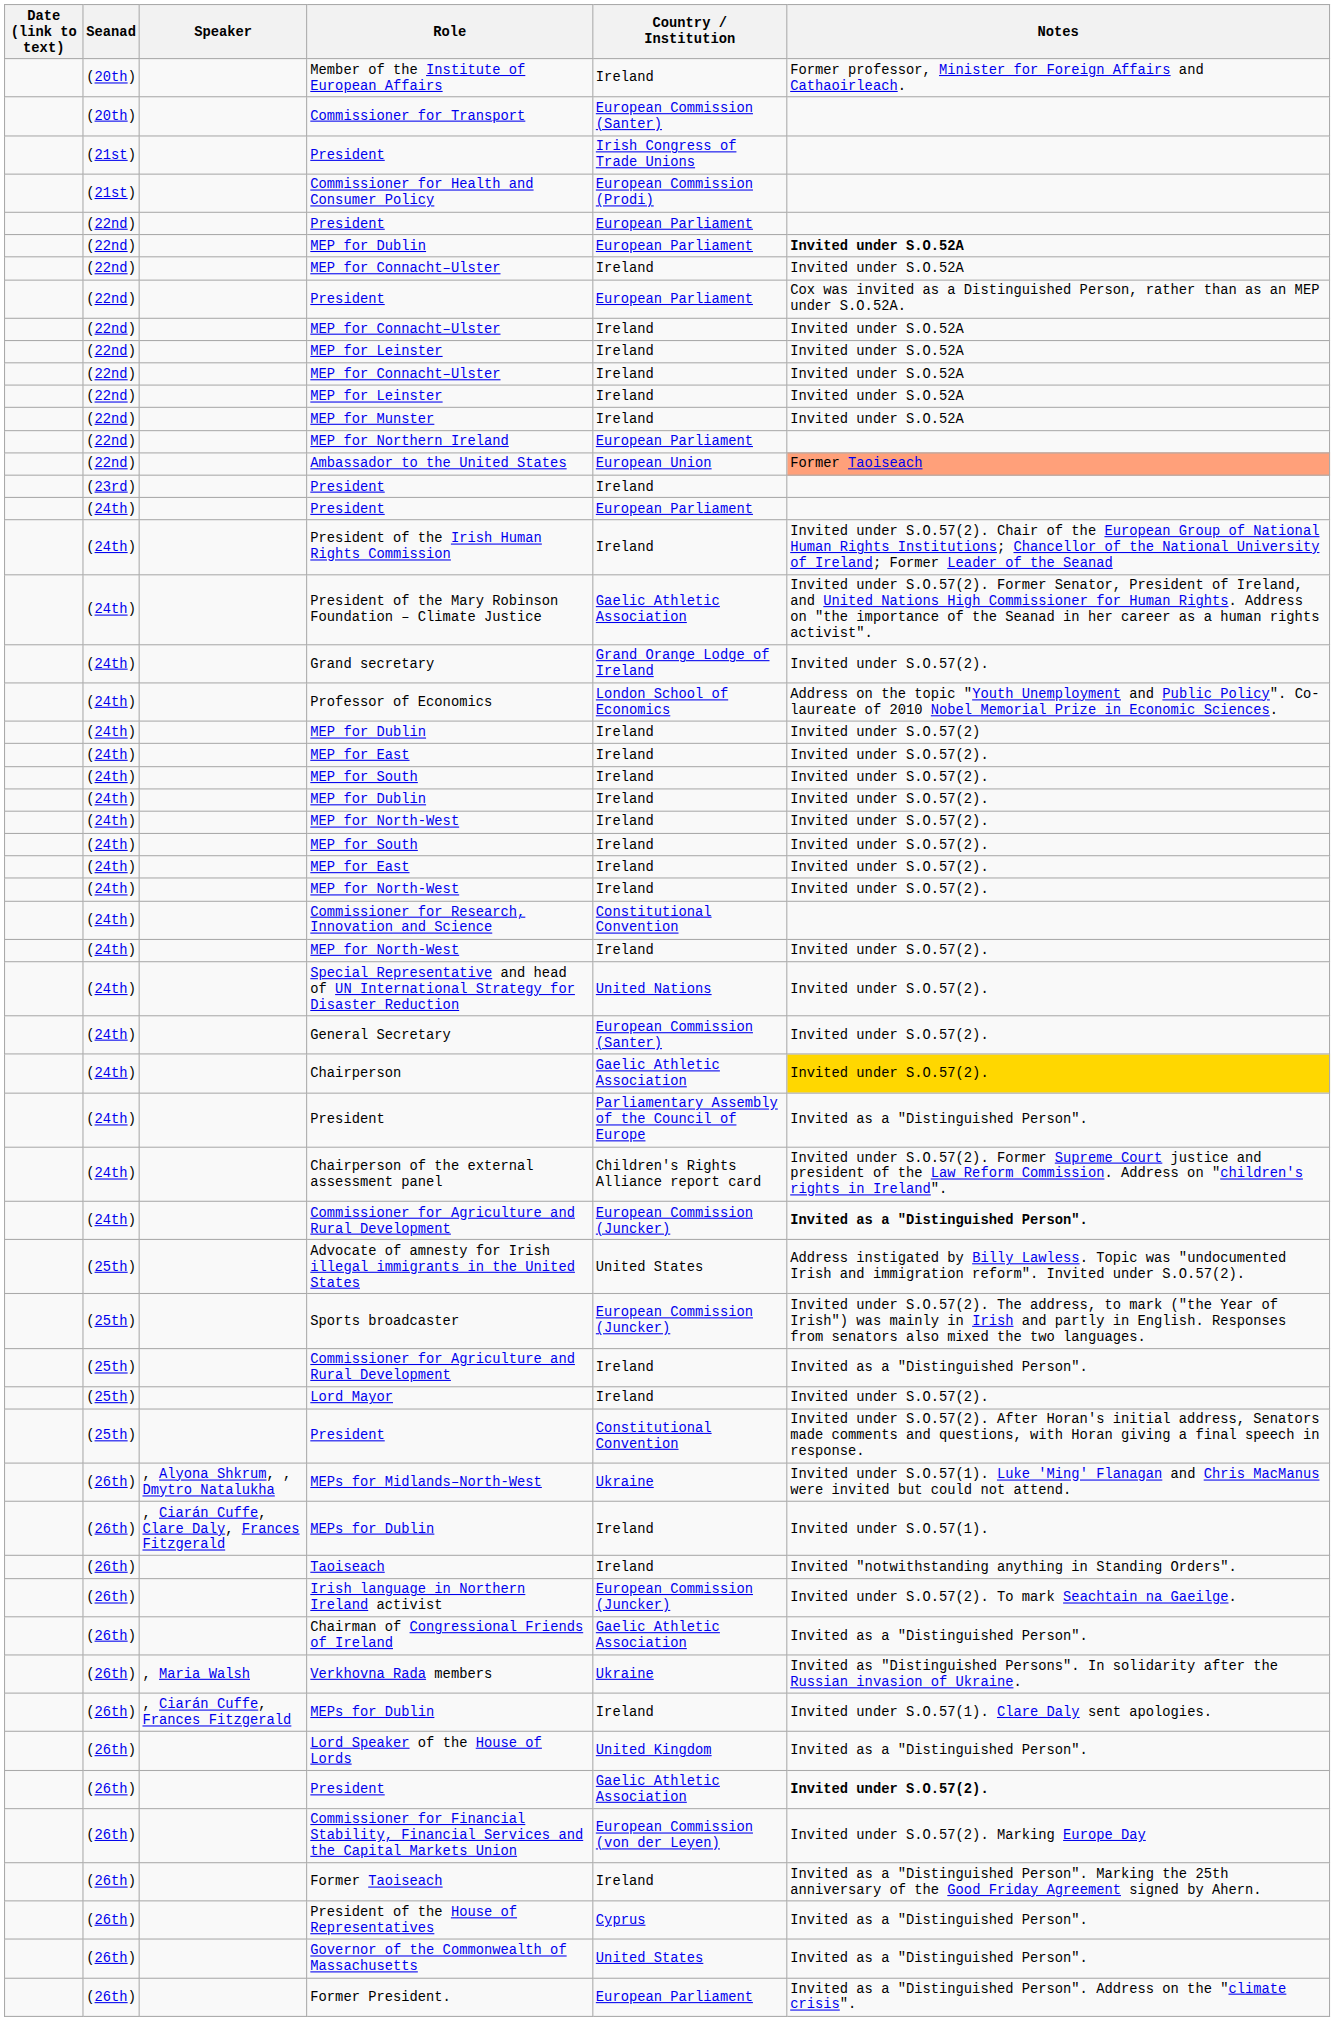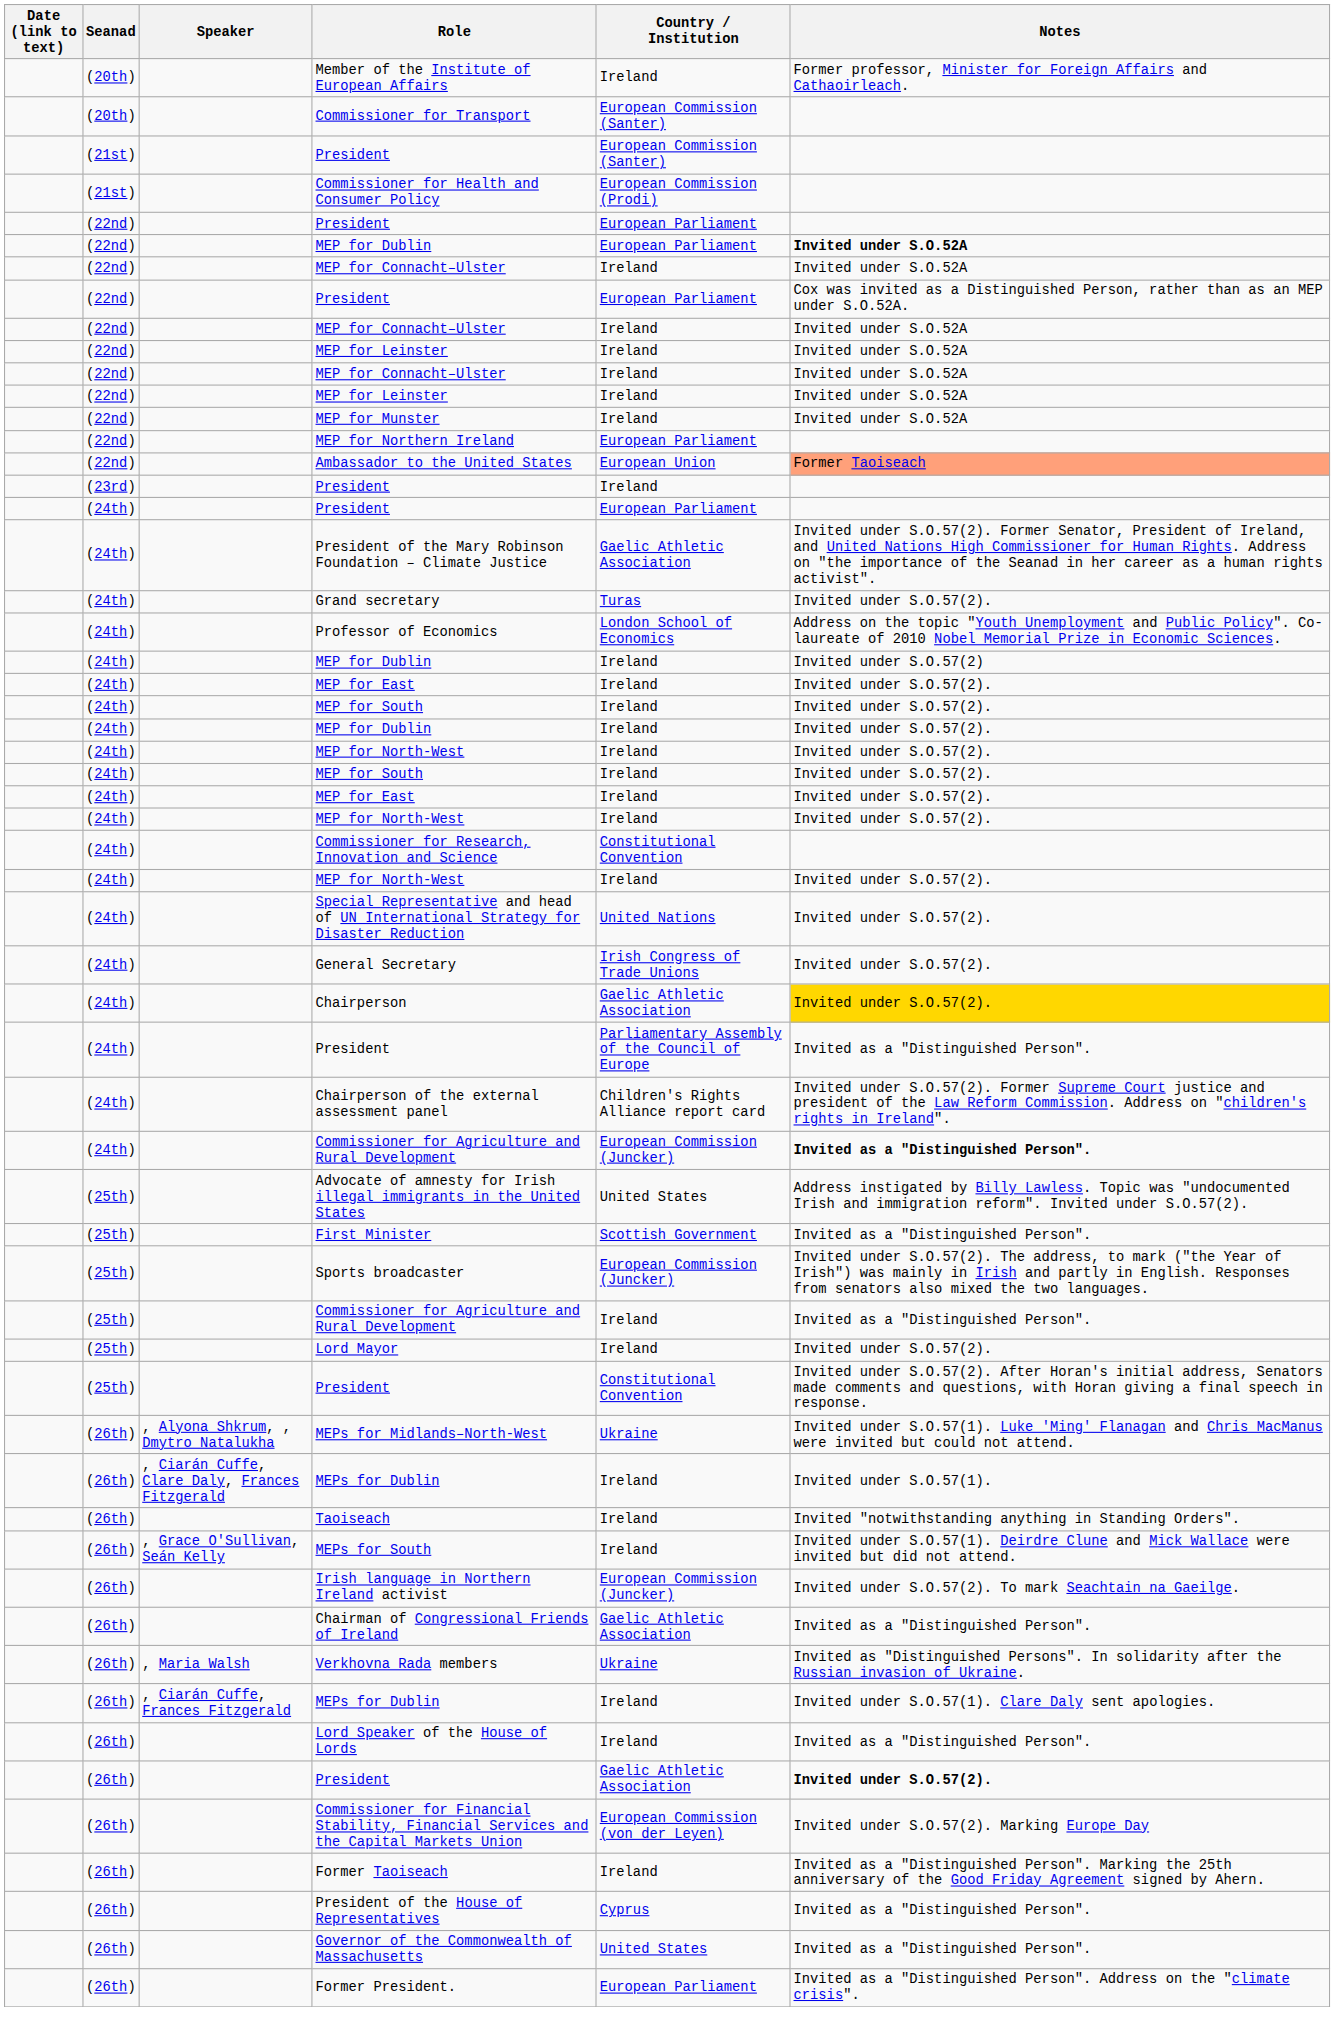(666, 155) Irish Congress of Trade Unions -> (678, 155) European Commission (Santer)
- row: (111, 547)
(683, 664) Grand Orange Lodge of Ireland -> (620, 601) Turas
(674, 1035) European Commission (Santer) -> (670, 965) Irish Congress of Trade Unions
+ row: (111, 1235)
+ row: (111, 1550)
(654, 1751) United Kingdom -> (629, 1742) Ireland
